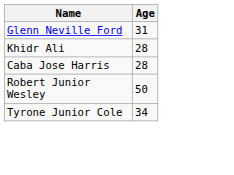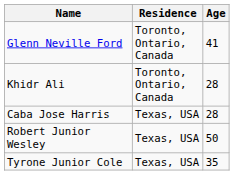+ column: (168, 13)
(141, 30) 31 -> (212, 43) 41
(141, 112) 34 -> (212, 161) 35
